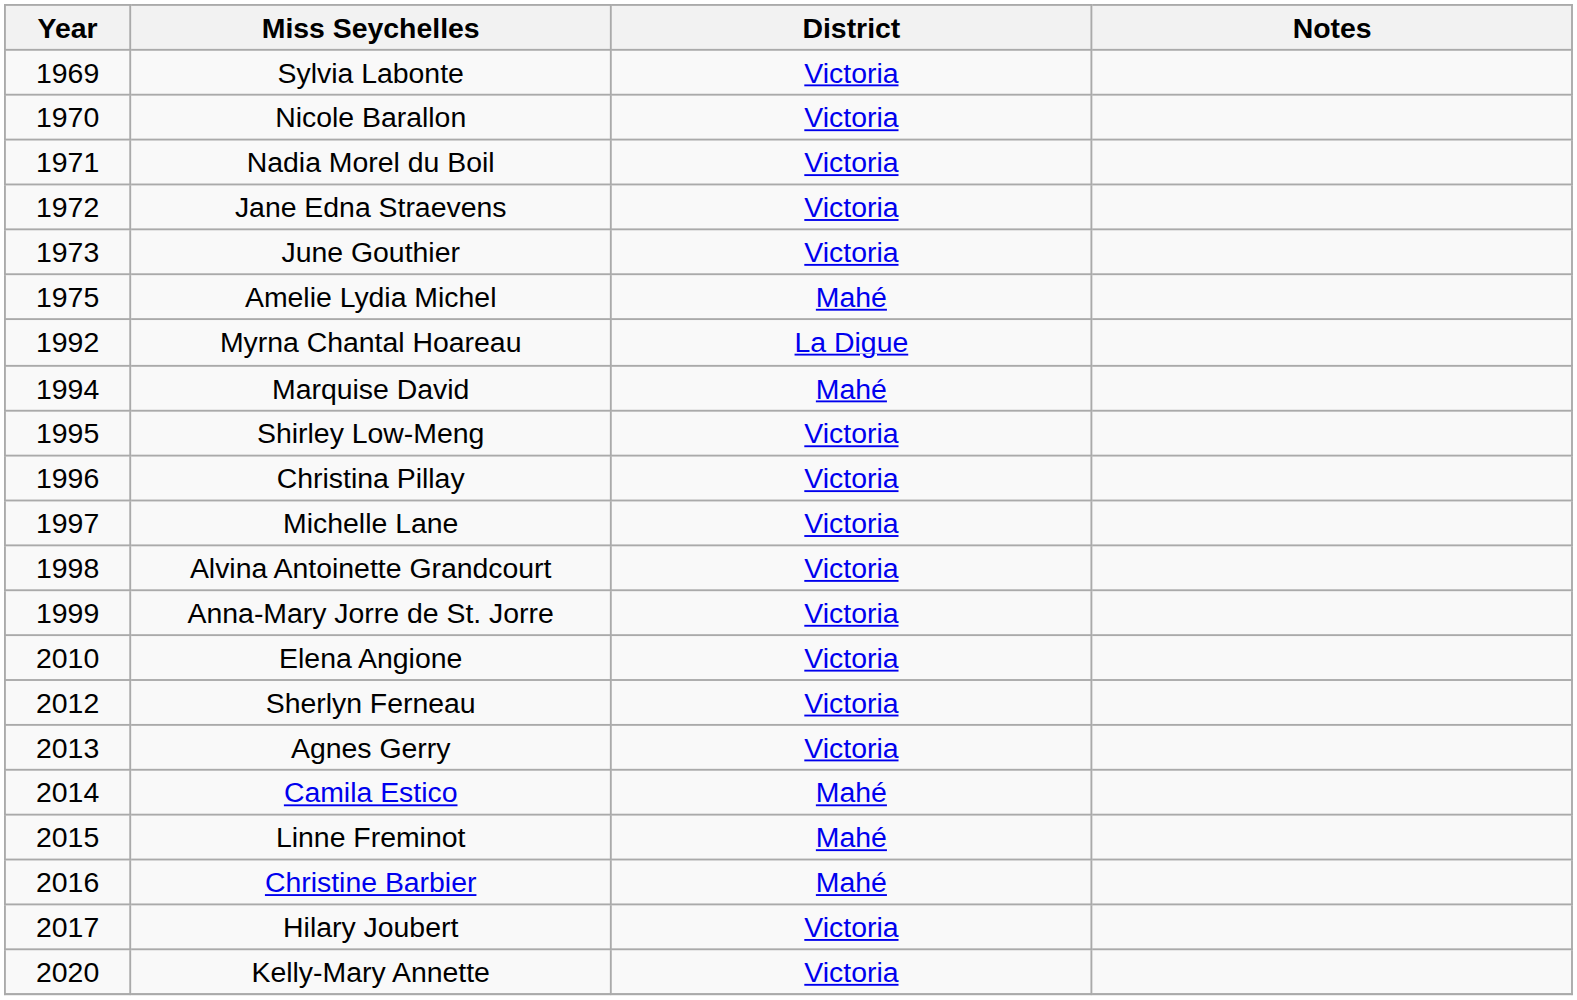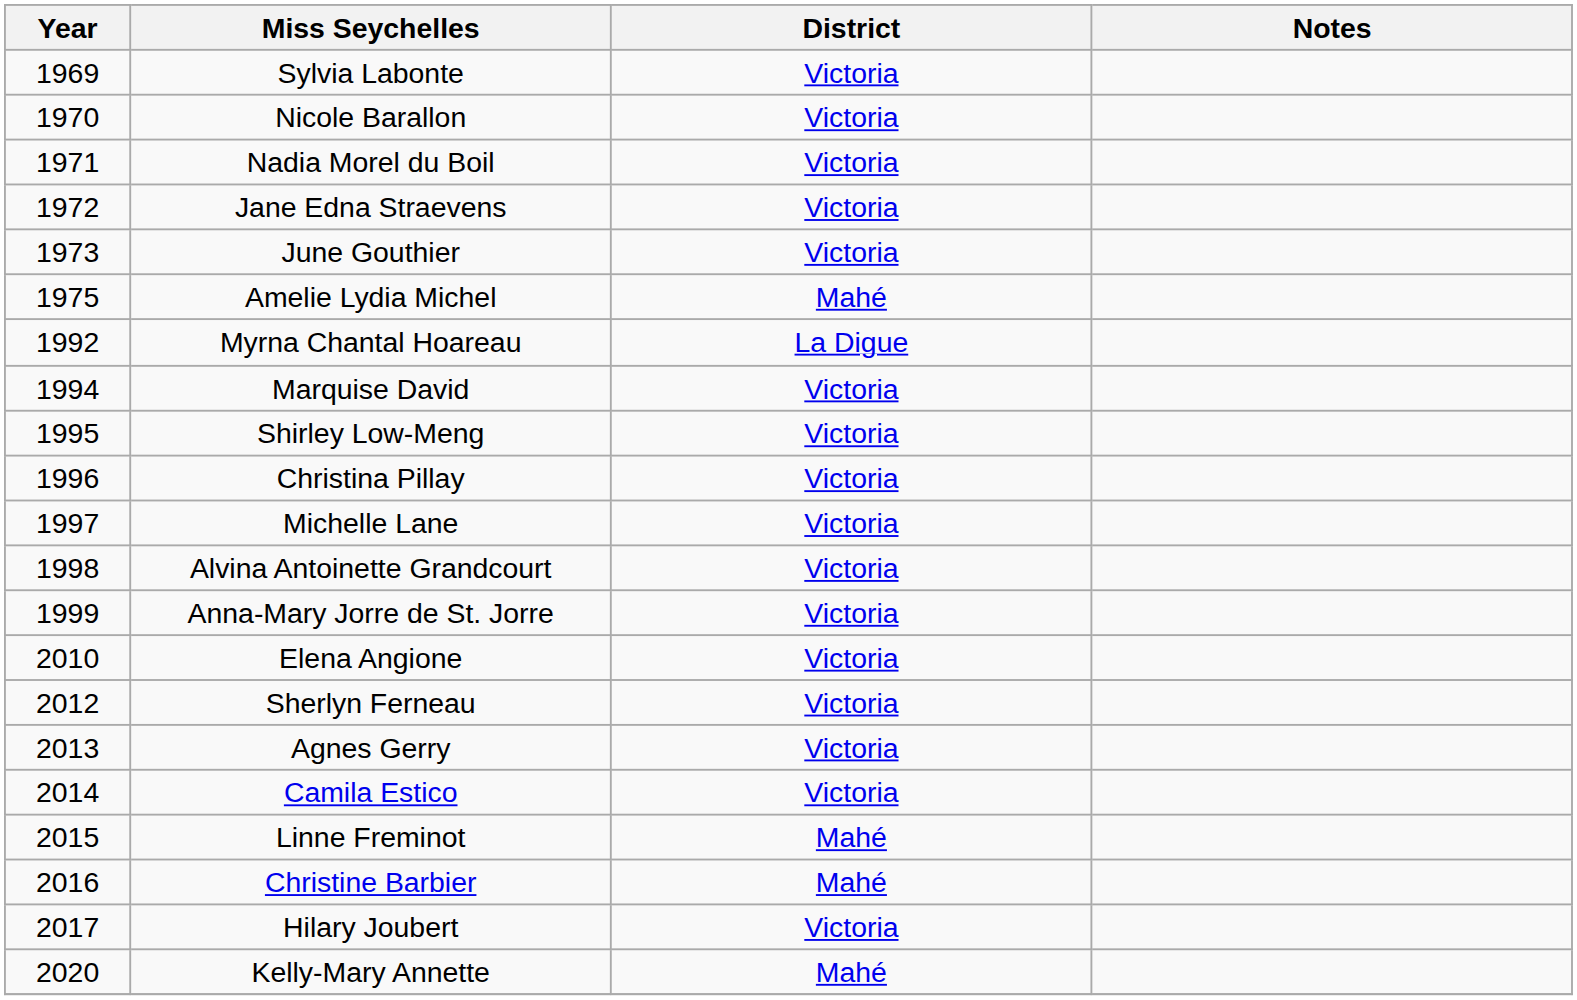(851, 388) Mahé -> (851, 388) Victoria
(851, 793) Mahé -> (851, 793) Victoria
(851, 973) Victoria -> (851, 973) Mahé
